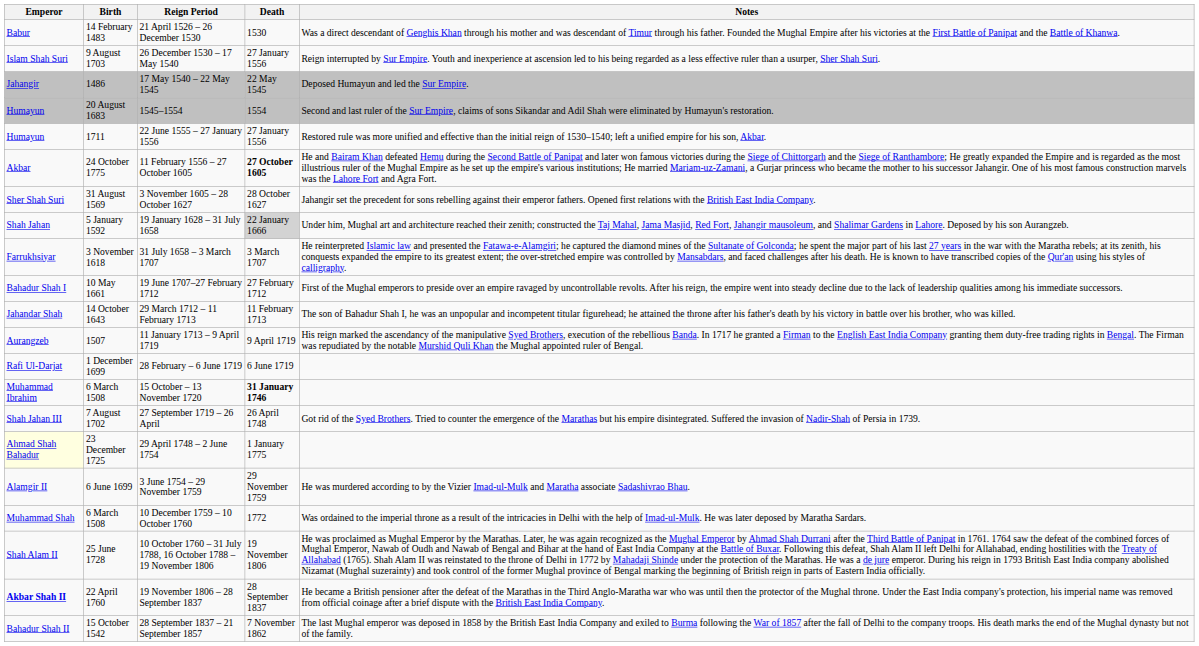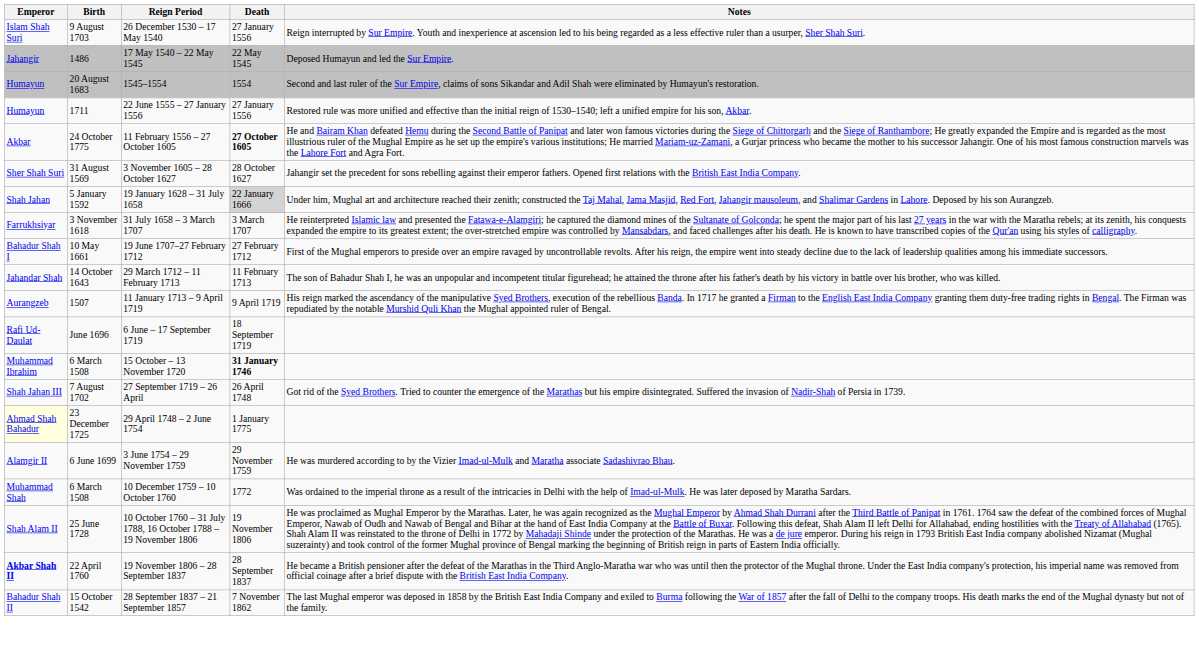- row: (176, 32)
- row: (191, 366)
+ row: (167, 335)
